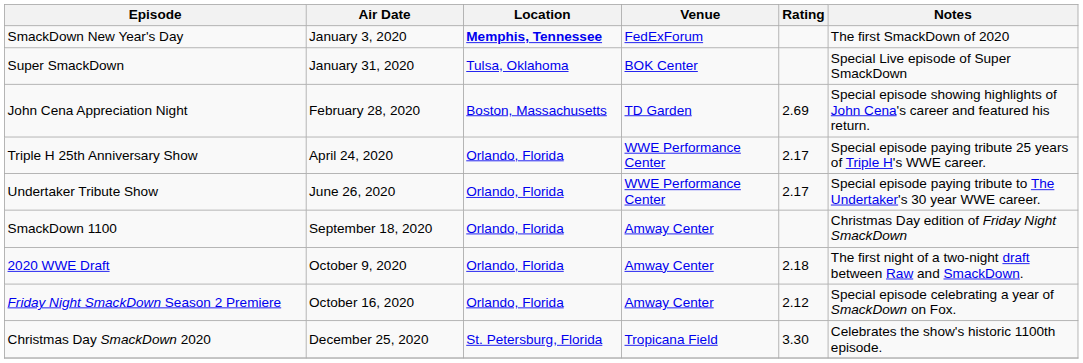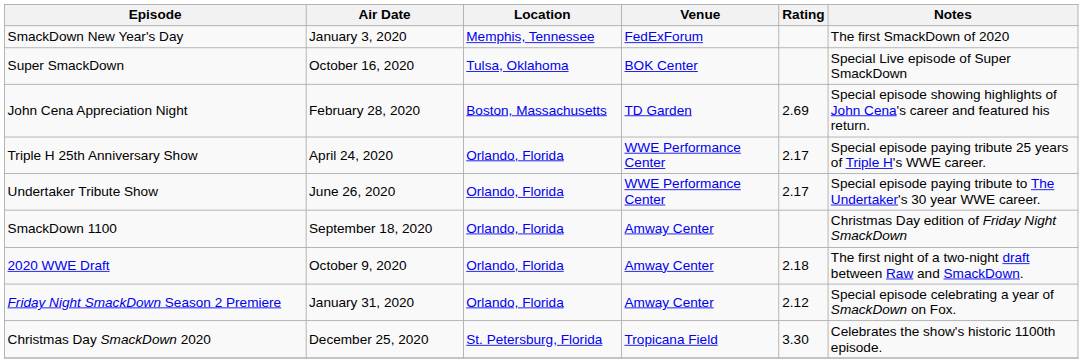(534, 36) bold -> (530, 36) normal
(362, 66) January 31, 2020 -> (362, 66) October 16, 2020
(362, 302) October 16, 2020 -> (362, 302) January 31, 2020
